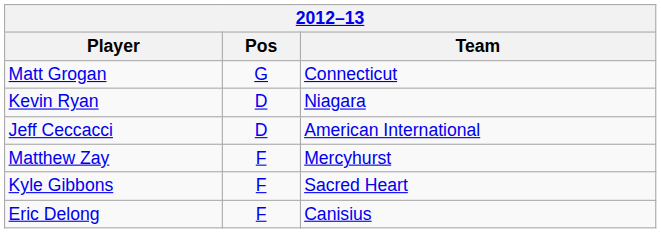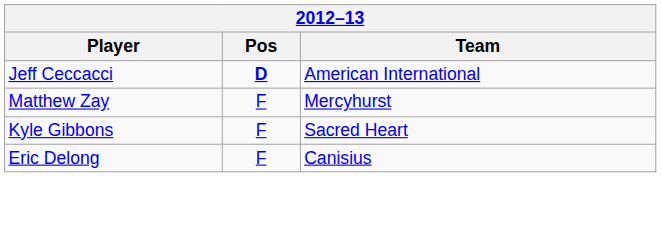- row: (58, 74)
- row: (54, 102)
(261, 130) normal -> (261, 74) bold
